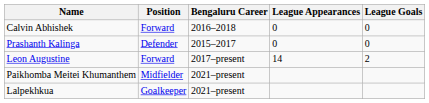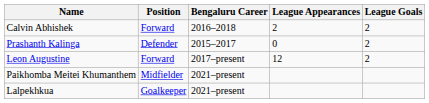(275, 28) 0 -> (275, 28) 2
(367, 28) 0 -> (367, 28) 2
(367, 43) 0 -> (367, 43) 2
(277, 59) 14 -> (277, 59) 12
